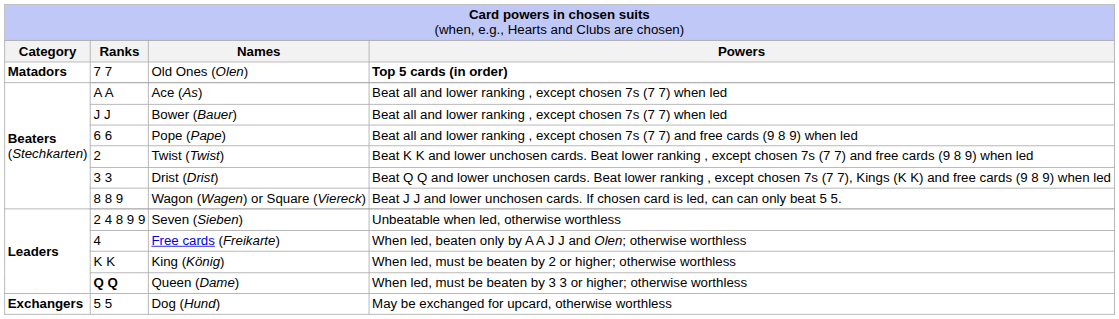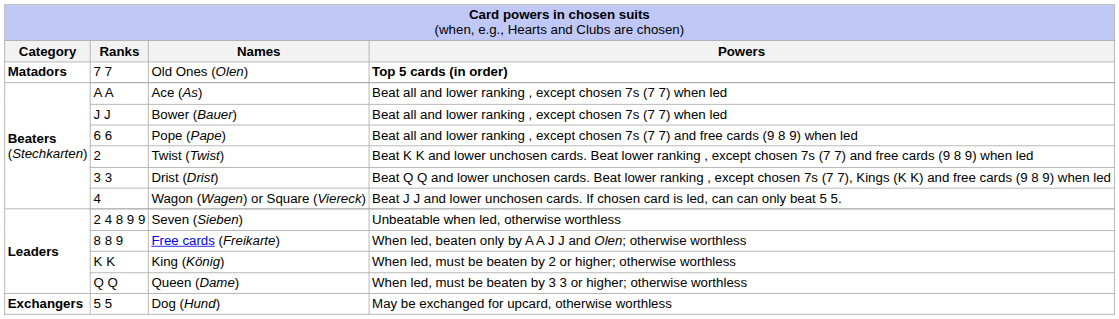(108, 198) 8 8 9 -> (97, 198) 4
(97, 240) 4 -> (108, 240) 8 8 9
(106, 282) bold -> (106, 282) normal
